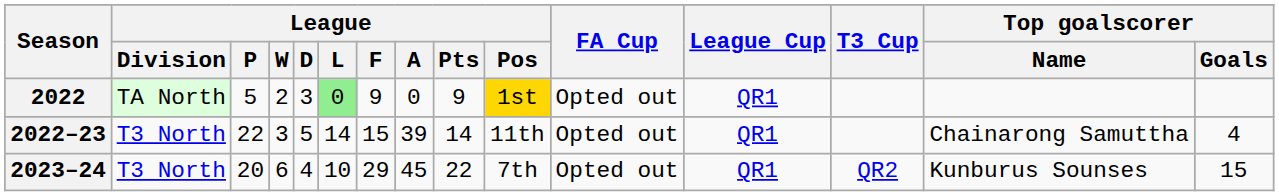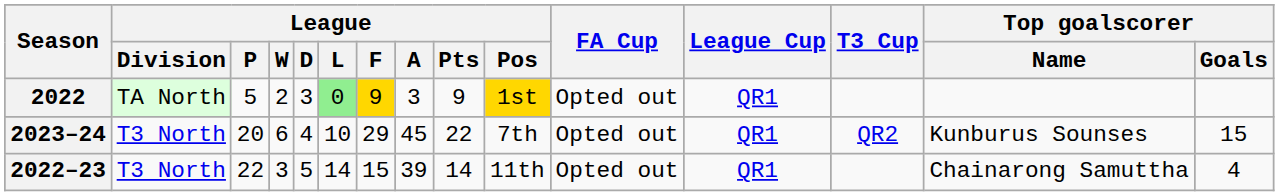(376, 98) no background -> (376, 98) gold background
(414, 98) 0 -> (414, 98) 3
rows swapped: (58, 135) <-> (58, 172)
